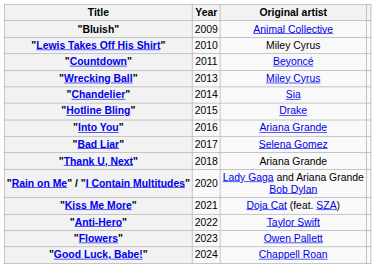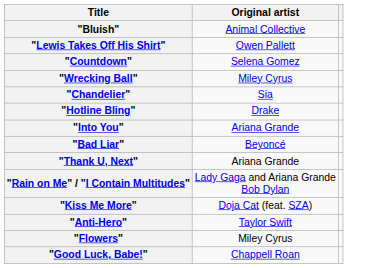- column: (206, 12)
(293, 45) Miley Cyrus -> (265, 45) Owen Pallett
(293, 62) Beyoncé -> (265, 62) Selena Gomez
(293, 144) Selena Gomez -> (265, 144) Beyoncé
(293, 238) Owen Pallett -> (265, 238) Miley Cyrus
